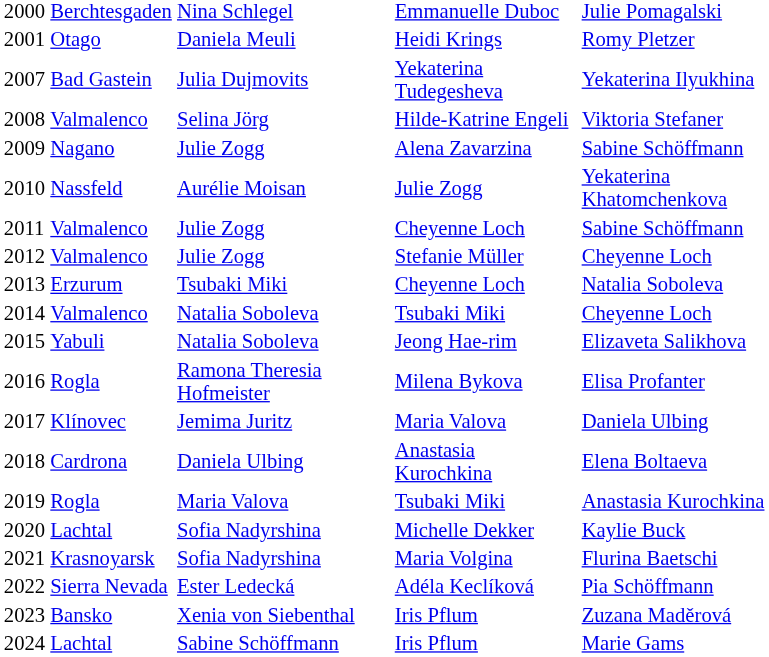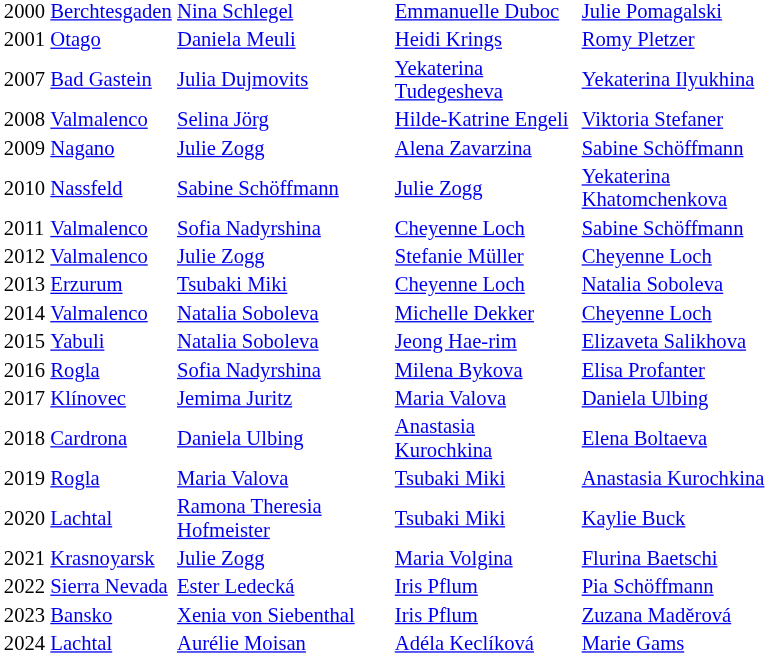(241, 188) Aurélie Moisan -> (258, 188) Sabine Schöffmann
(221, 228) Julie Zogg -> (249, 228) Sofia Nadyrshina
(450, 313) Tsubaki Miki -> (464, 313) Michelle Dekker
(249, 381) Ramona Theresia Hofmeister -> (249, 369) Sofia Nadyrshina
(249, 529) Sofia Nadyrshina -> (249, 518) Ramona Theresia Hofmeister
(464, 529) Michelle Dekker -> (450, 518) Tsubaki Miki
(249, 558) Sofia Nadyrshina -> (221, 558) Julie Zogg
(464, 586) Adéla Keclíková -> (436, 586) Iris Pflum
(258, 643) Sabine Schöffmann -> (241, 643) Aurélie Moisan
(436, 643) Iris Pflum -> (464, 643) Adéla Keclíková
